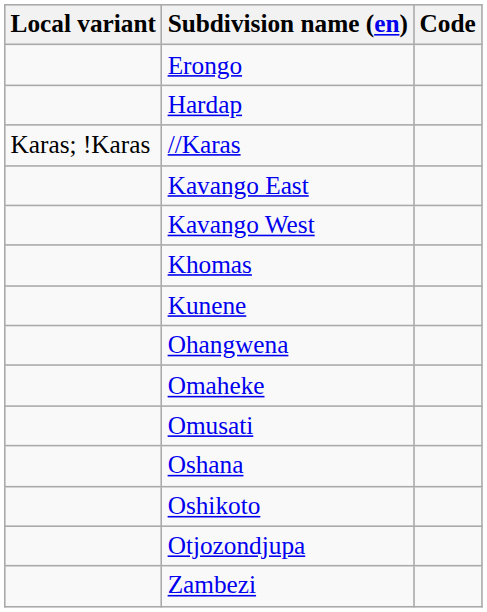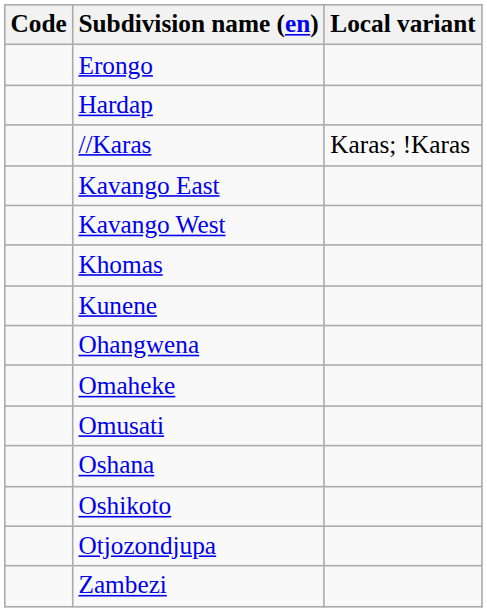columns swapped: (448, 24) <-> (83, 24)
